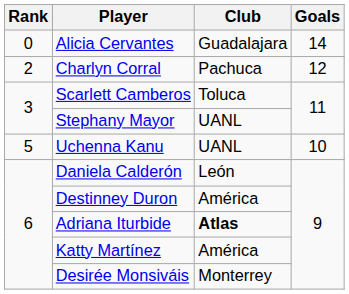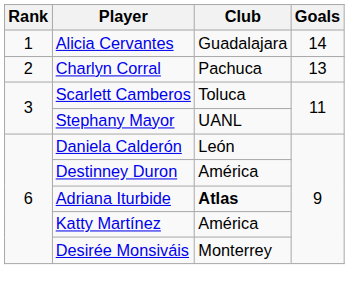(28, 43) 0 -> (28, 43) 1
(317, 69) 12 -> (317, 69) 13
- row: (110, 146)
